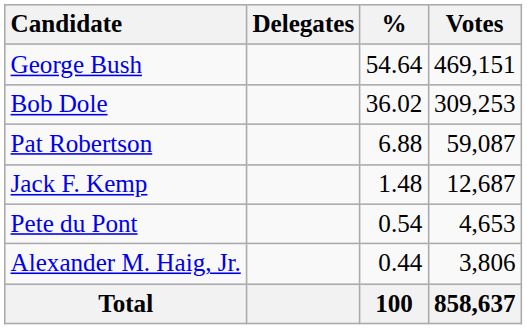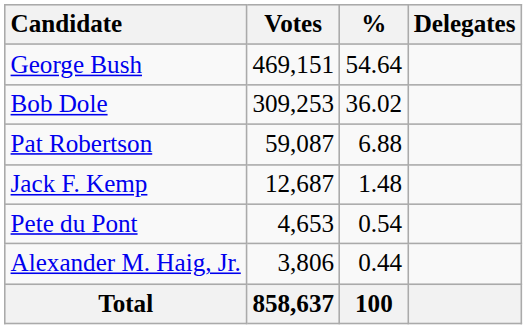columns swapped: (475, 24) <-> (303, 24)
